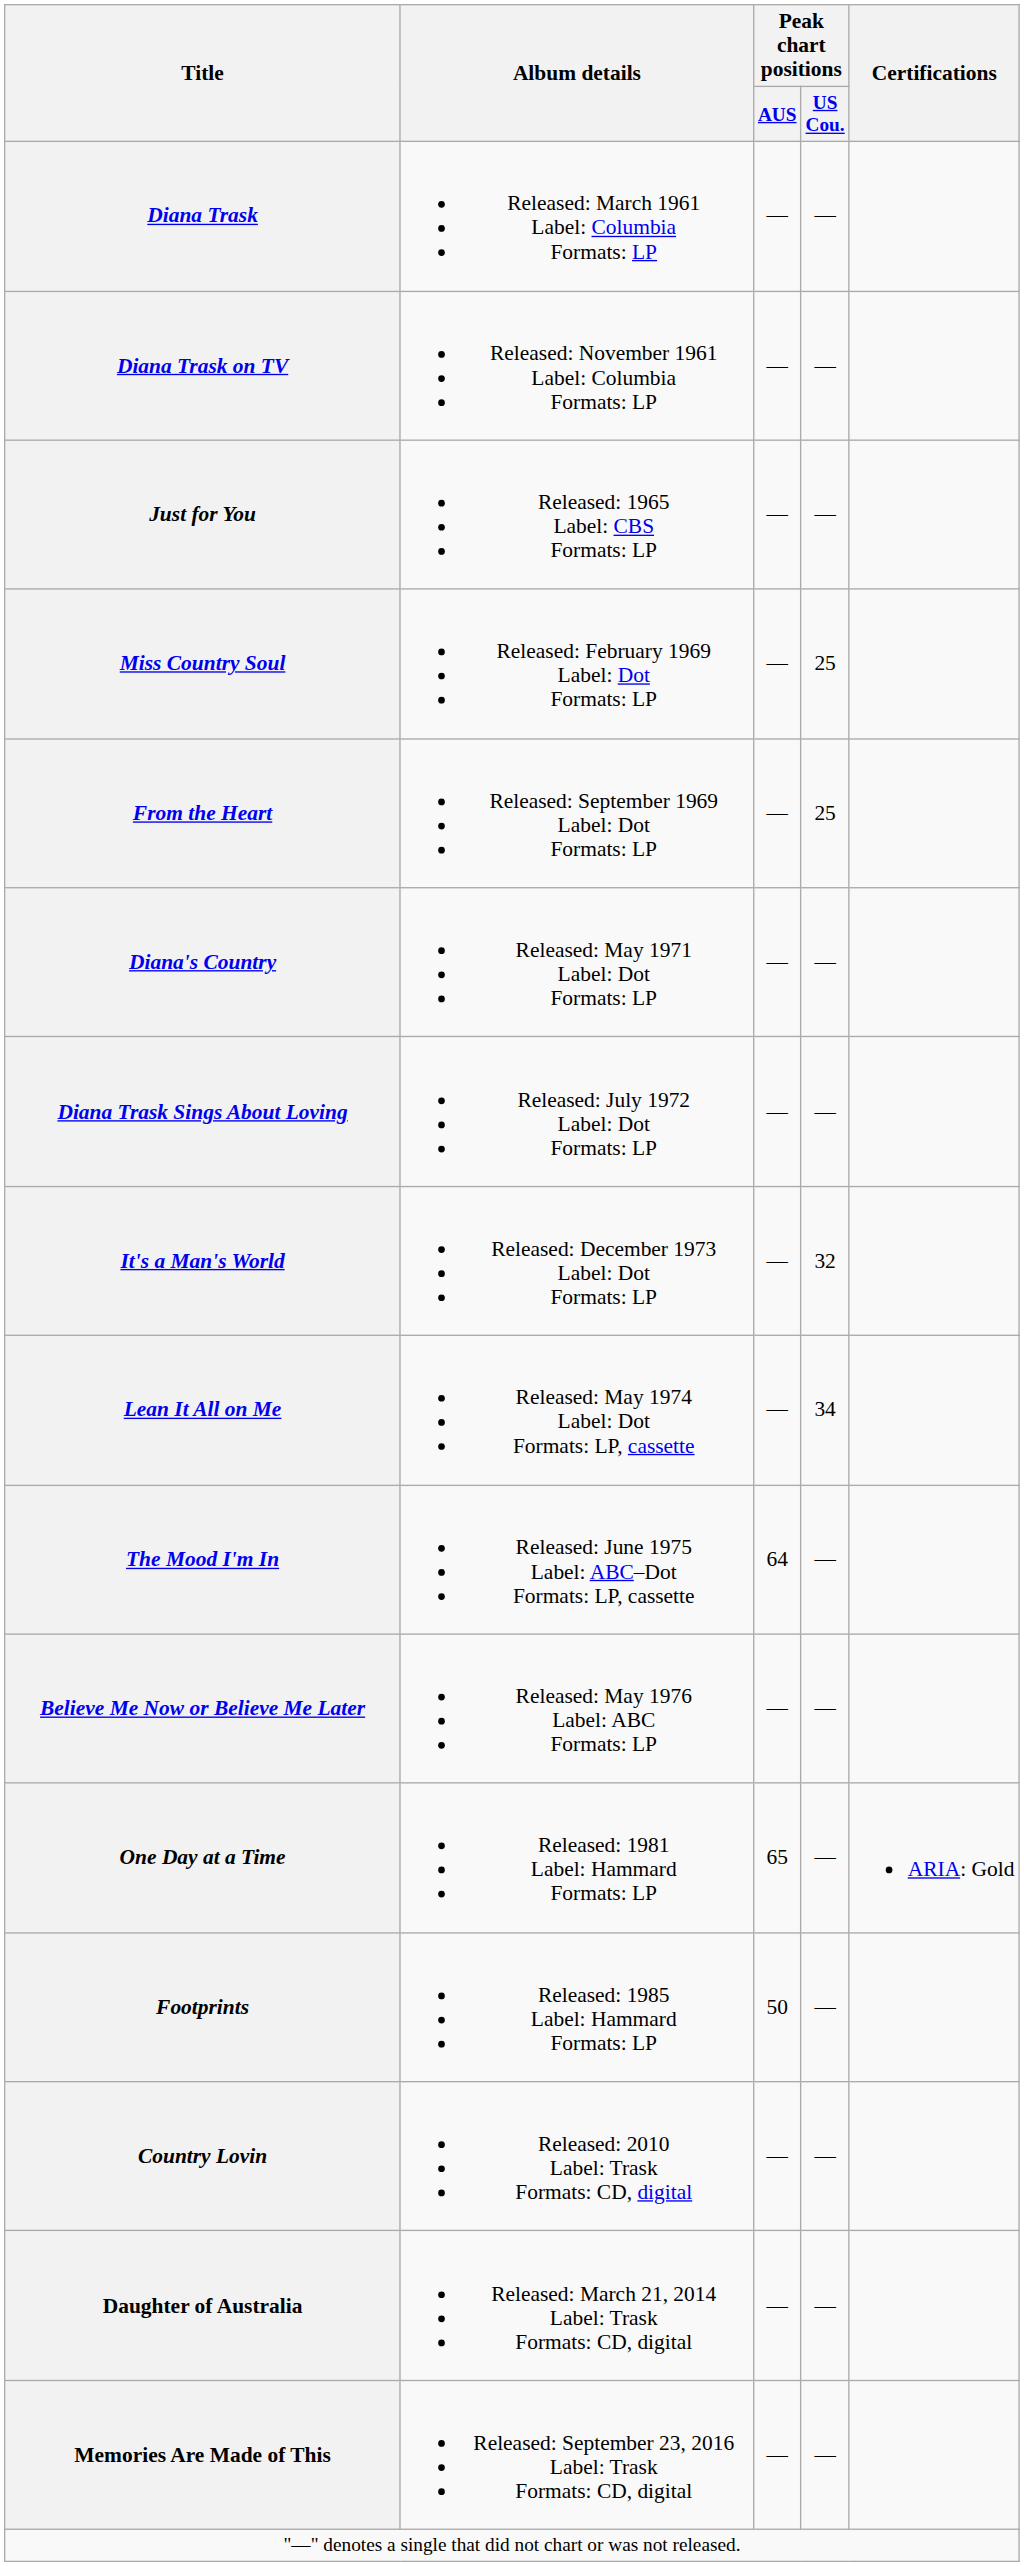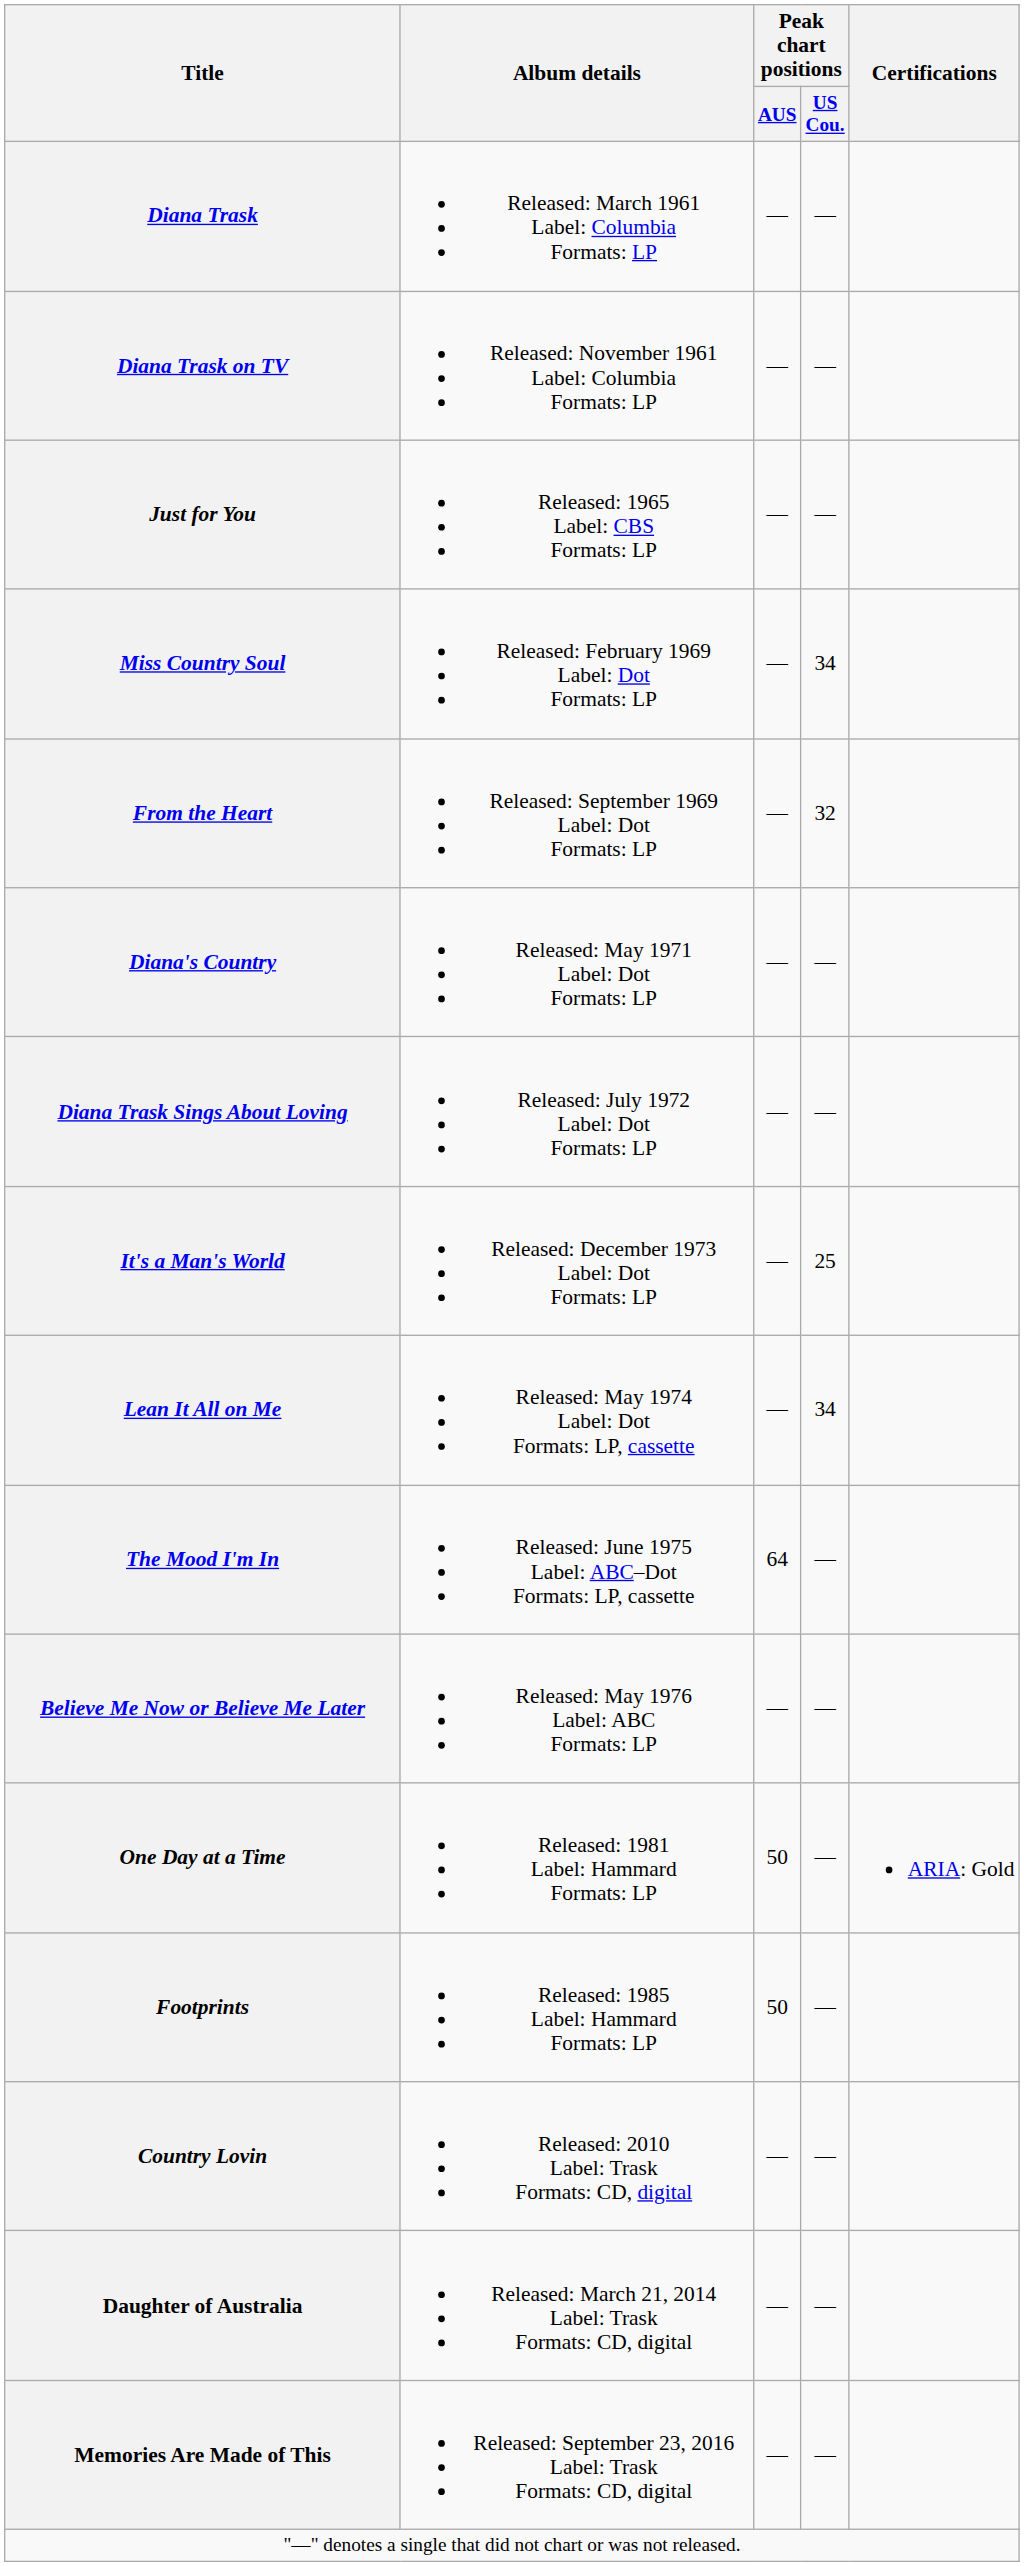(825, 663) 25 -> (825, 663) 34
(825, 812) 25 -> (825, 812) 32
(825, 1260) 32 -> (825, 1260) 25
(777, 1857) 65 -> (777, 1857) 50
